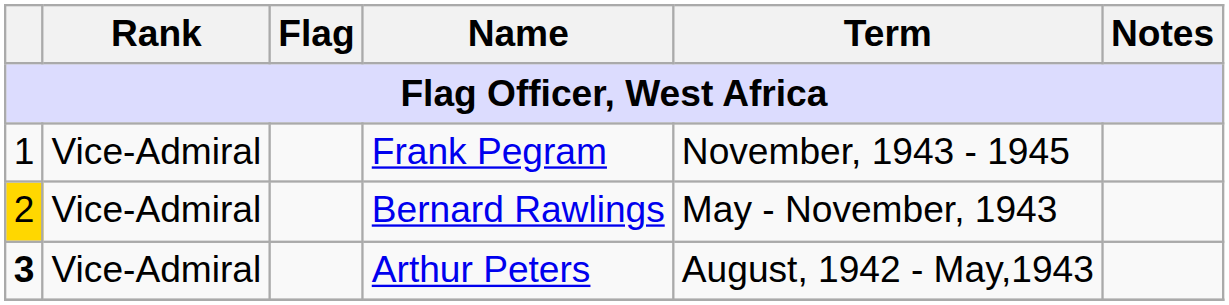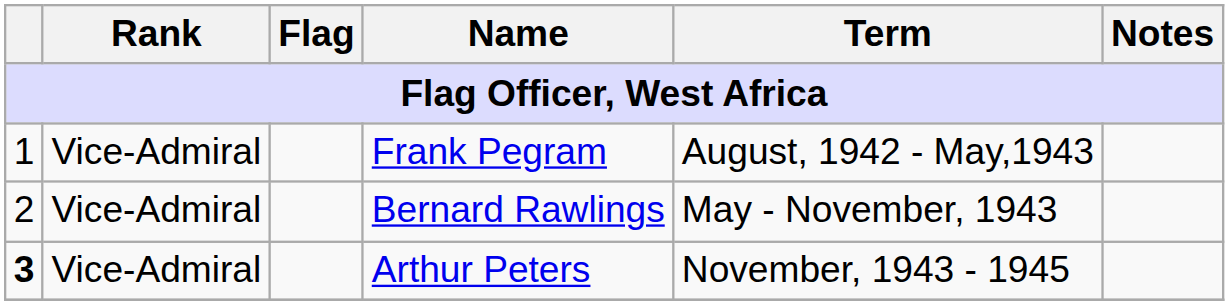(876, 151) November, 1943 - 1945 -> (888, 151) August, 1942 - May,1943
(24, 210) gold background -> (24, 210) no background
(888, 269) August, 1942 - May,1943 -> (876, 269) November, 1943 - 1945
